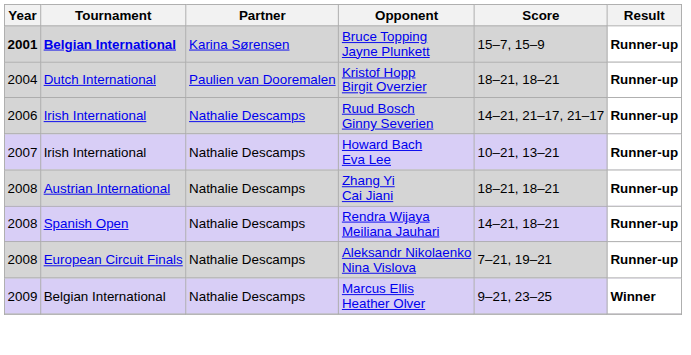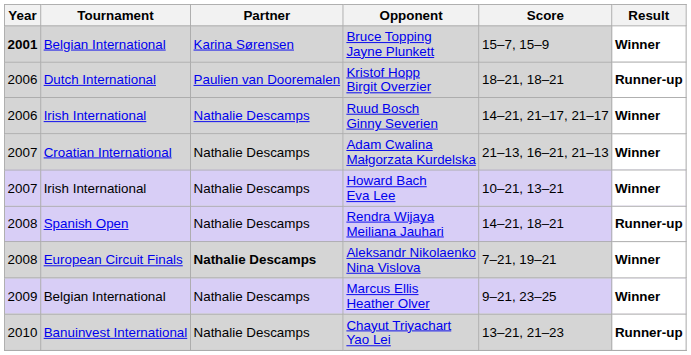(110, 44) bold -> (105, 44) normal
(644, 44) Runner-up -> (638, 44) Winner
(22, 80) 2004 -> (22, 80) 2006
(644, 116) Runner-up -> (638, 116) Winner
+ row: (411, 152)
(644, 152) Runner-up -> (638, 188) Winner
- row: (368, 188)
(247, 260) normal -> (255, 260) bold
(644, 260) Runner-up -> (638, 260) Winner
+ row: (399, 332)
